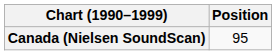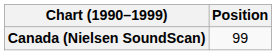(240, 38) 95 -> (240, 38) 99
